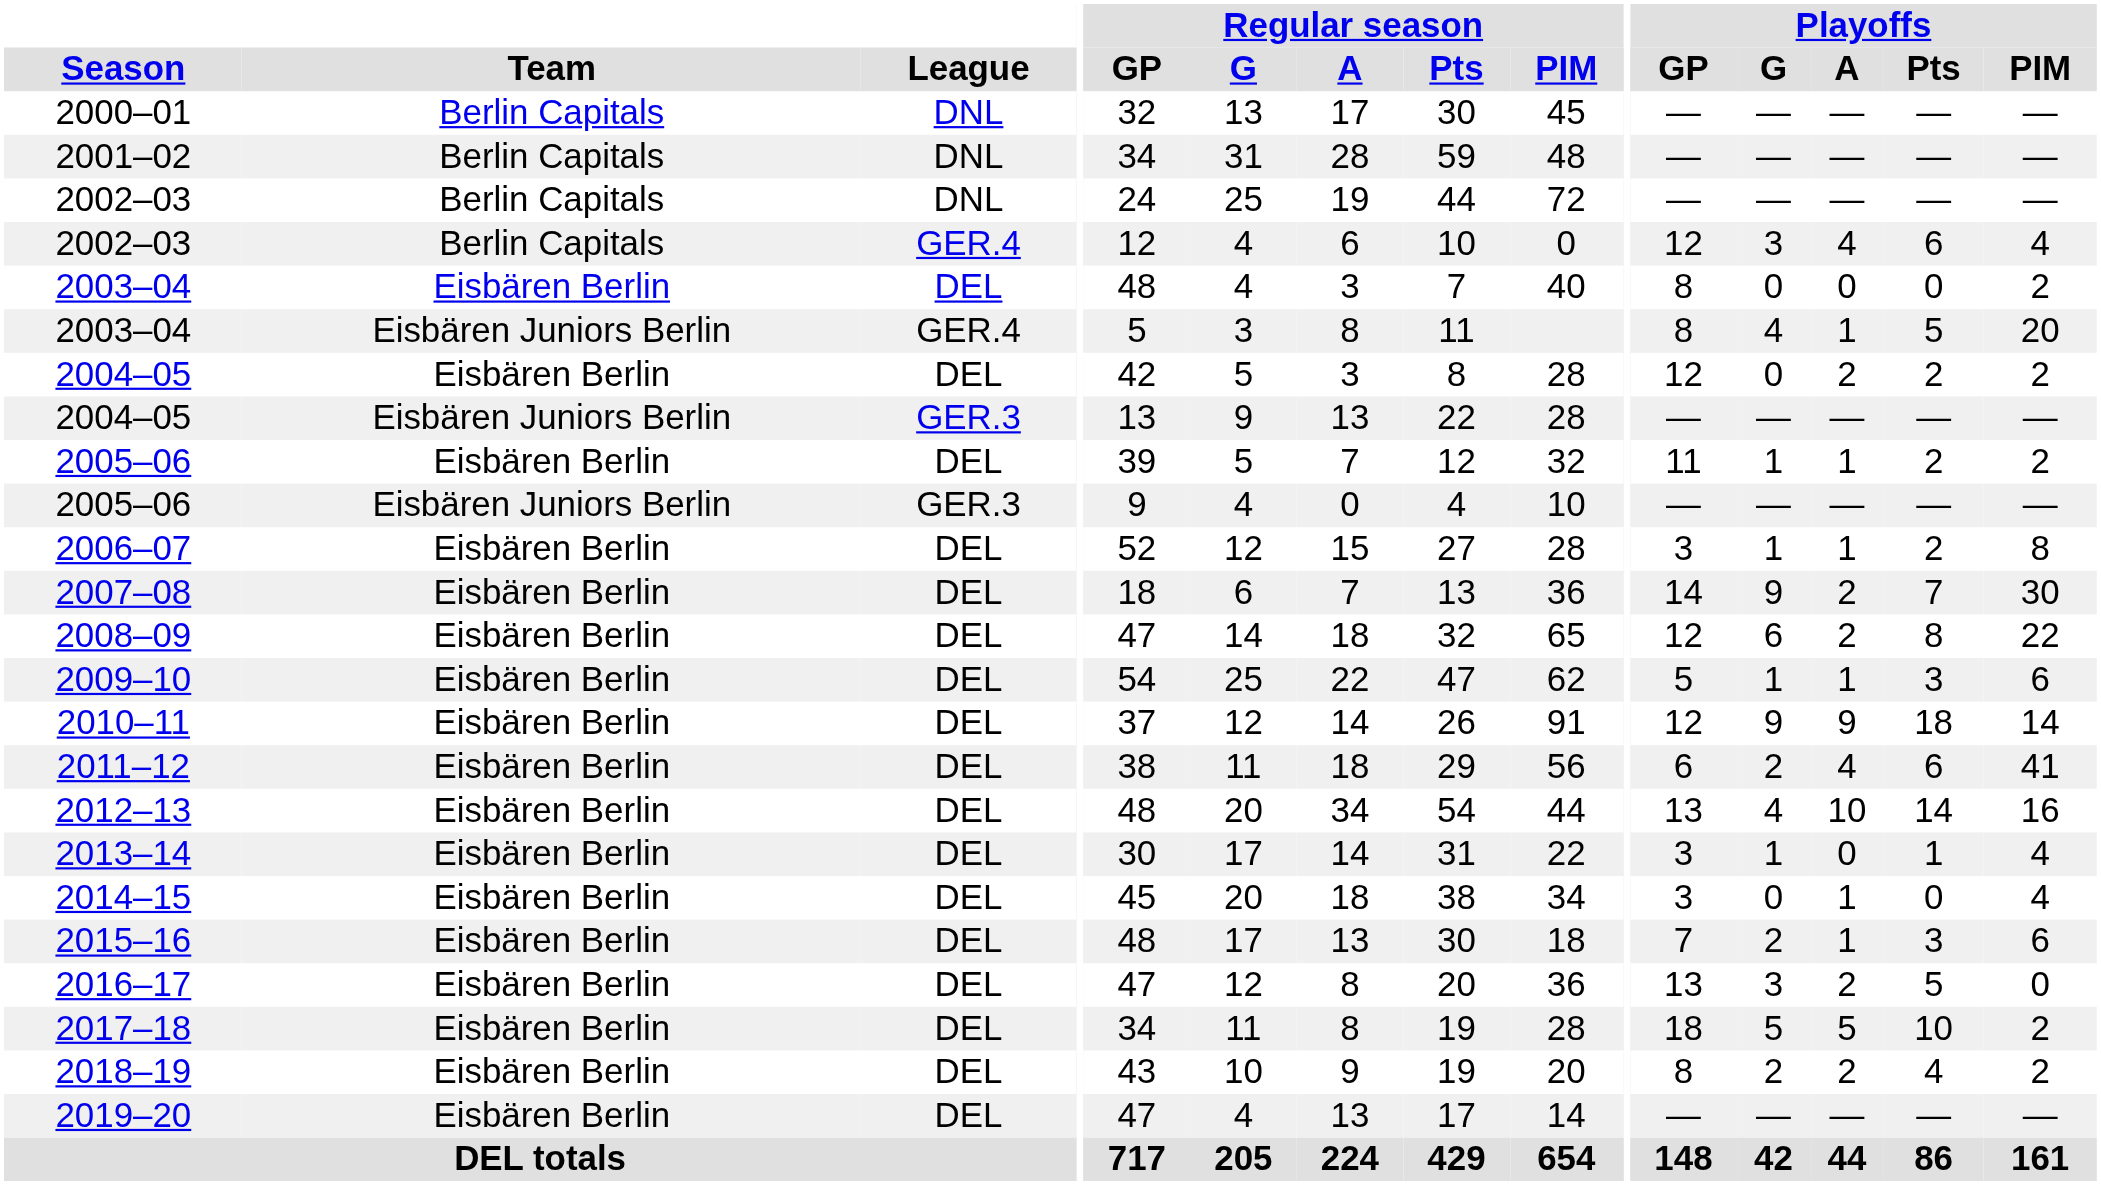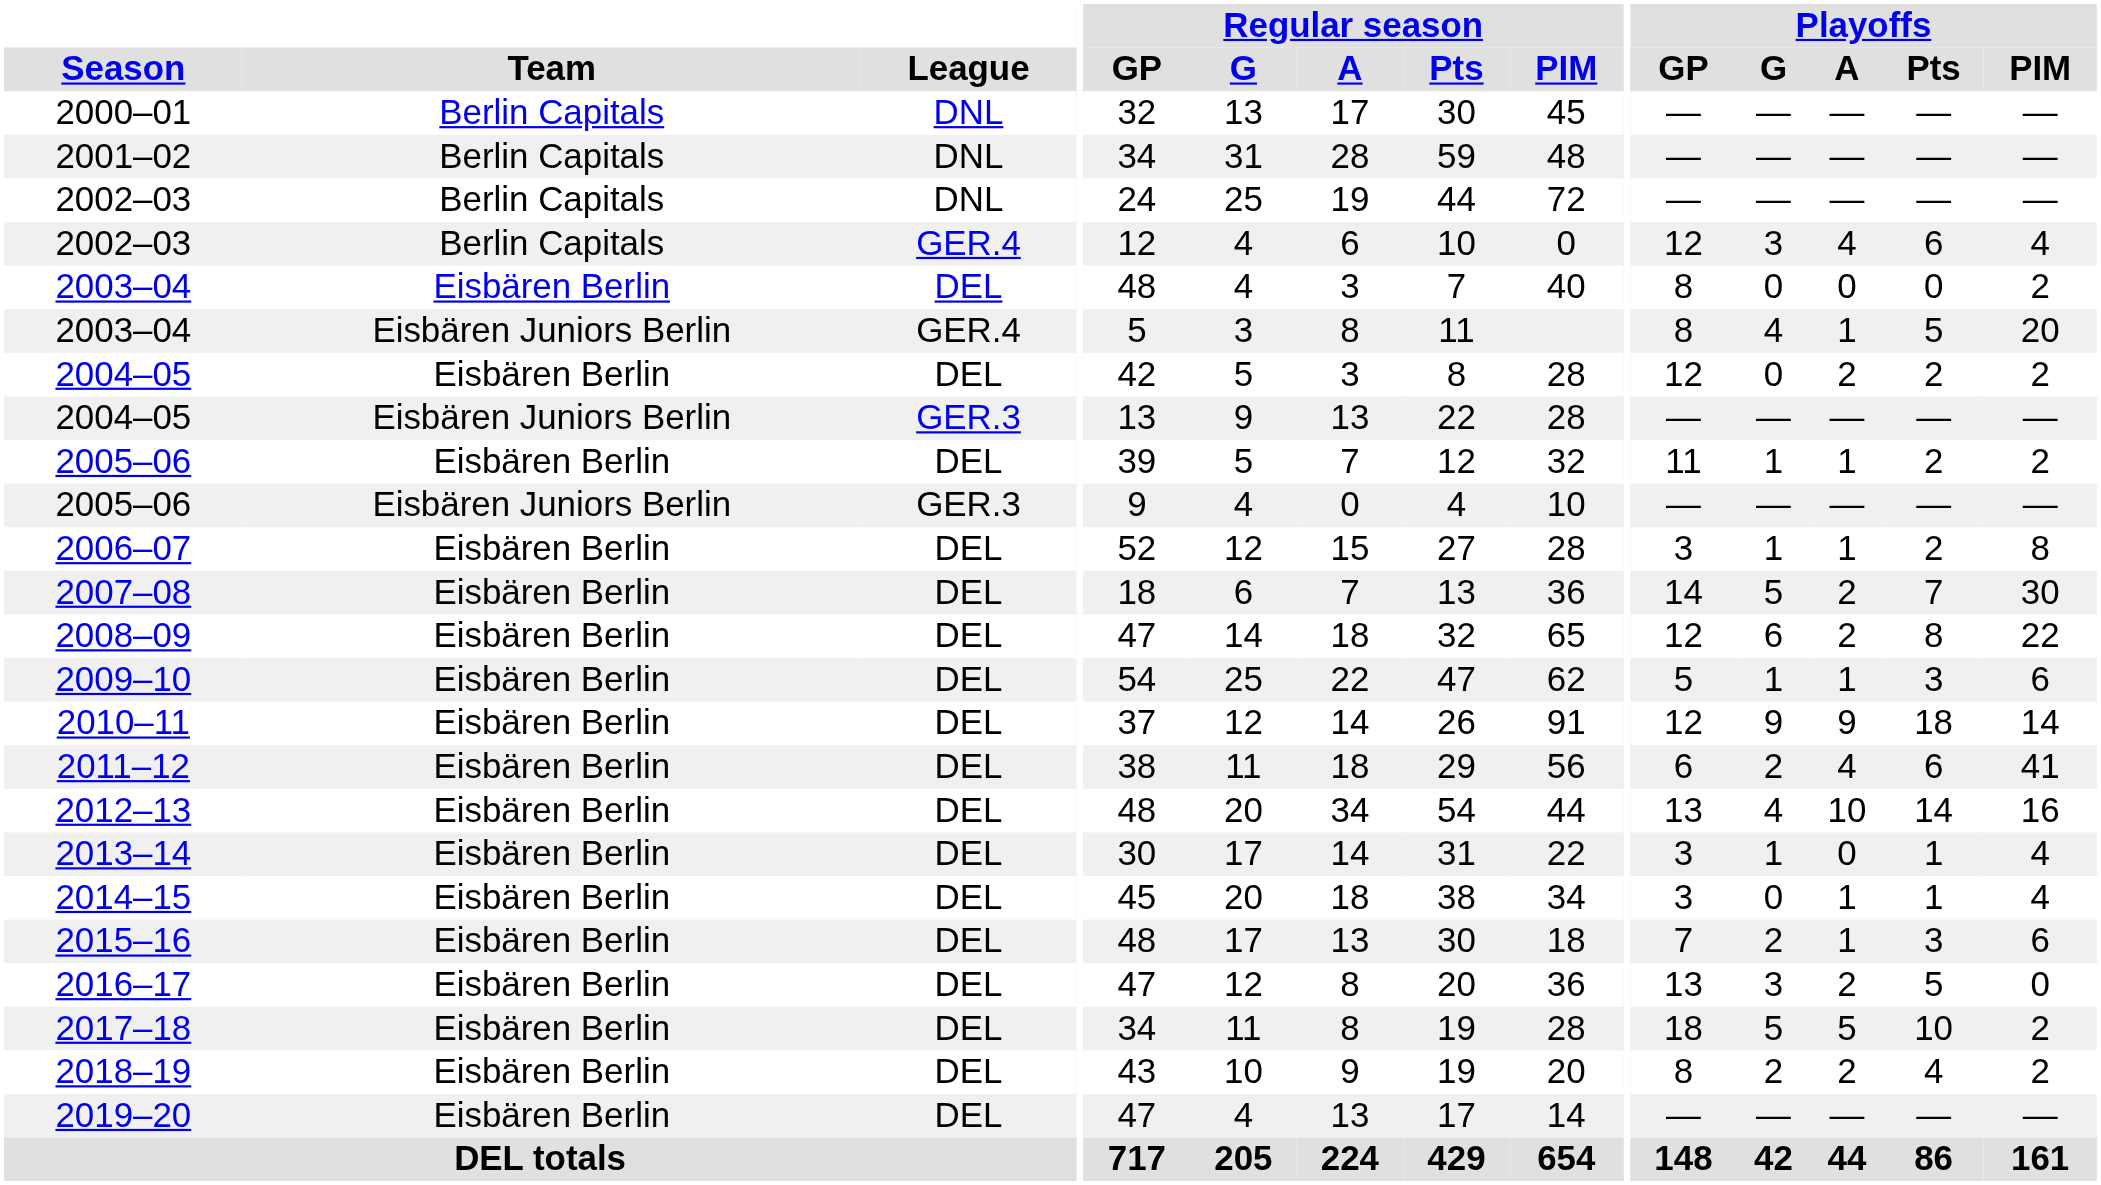(1773, 592) 9 -> (1773, 592) 5
(1934, 897) 0 -> (1934, 897) 1
